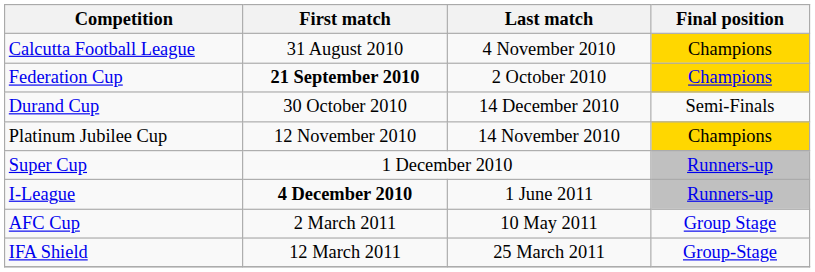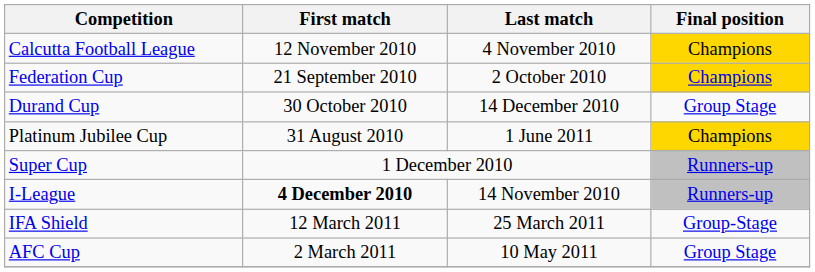(345, 48) 31 August 2010 -> (345, 48) 12 November 2010
(345, 77) bold -> (345, 77) normal
(730, 106) Semi-Finals -> (730, 106) Group Stage
(345, 135) 12 November 2010 -> (345, 135) 31 August 2010
(549, 135) 14 November 2010 -> (549, 135) 1 June 2011
(549, 194) 1 June 2011 -> (549, 194) 14 November 2010
rows swapped: (48, 252) <-> (44, 223)
